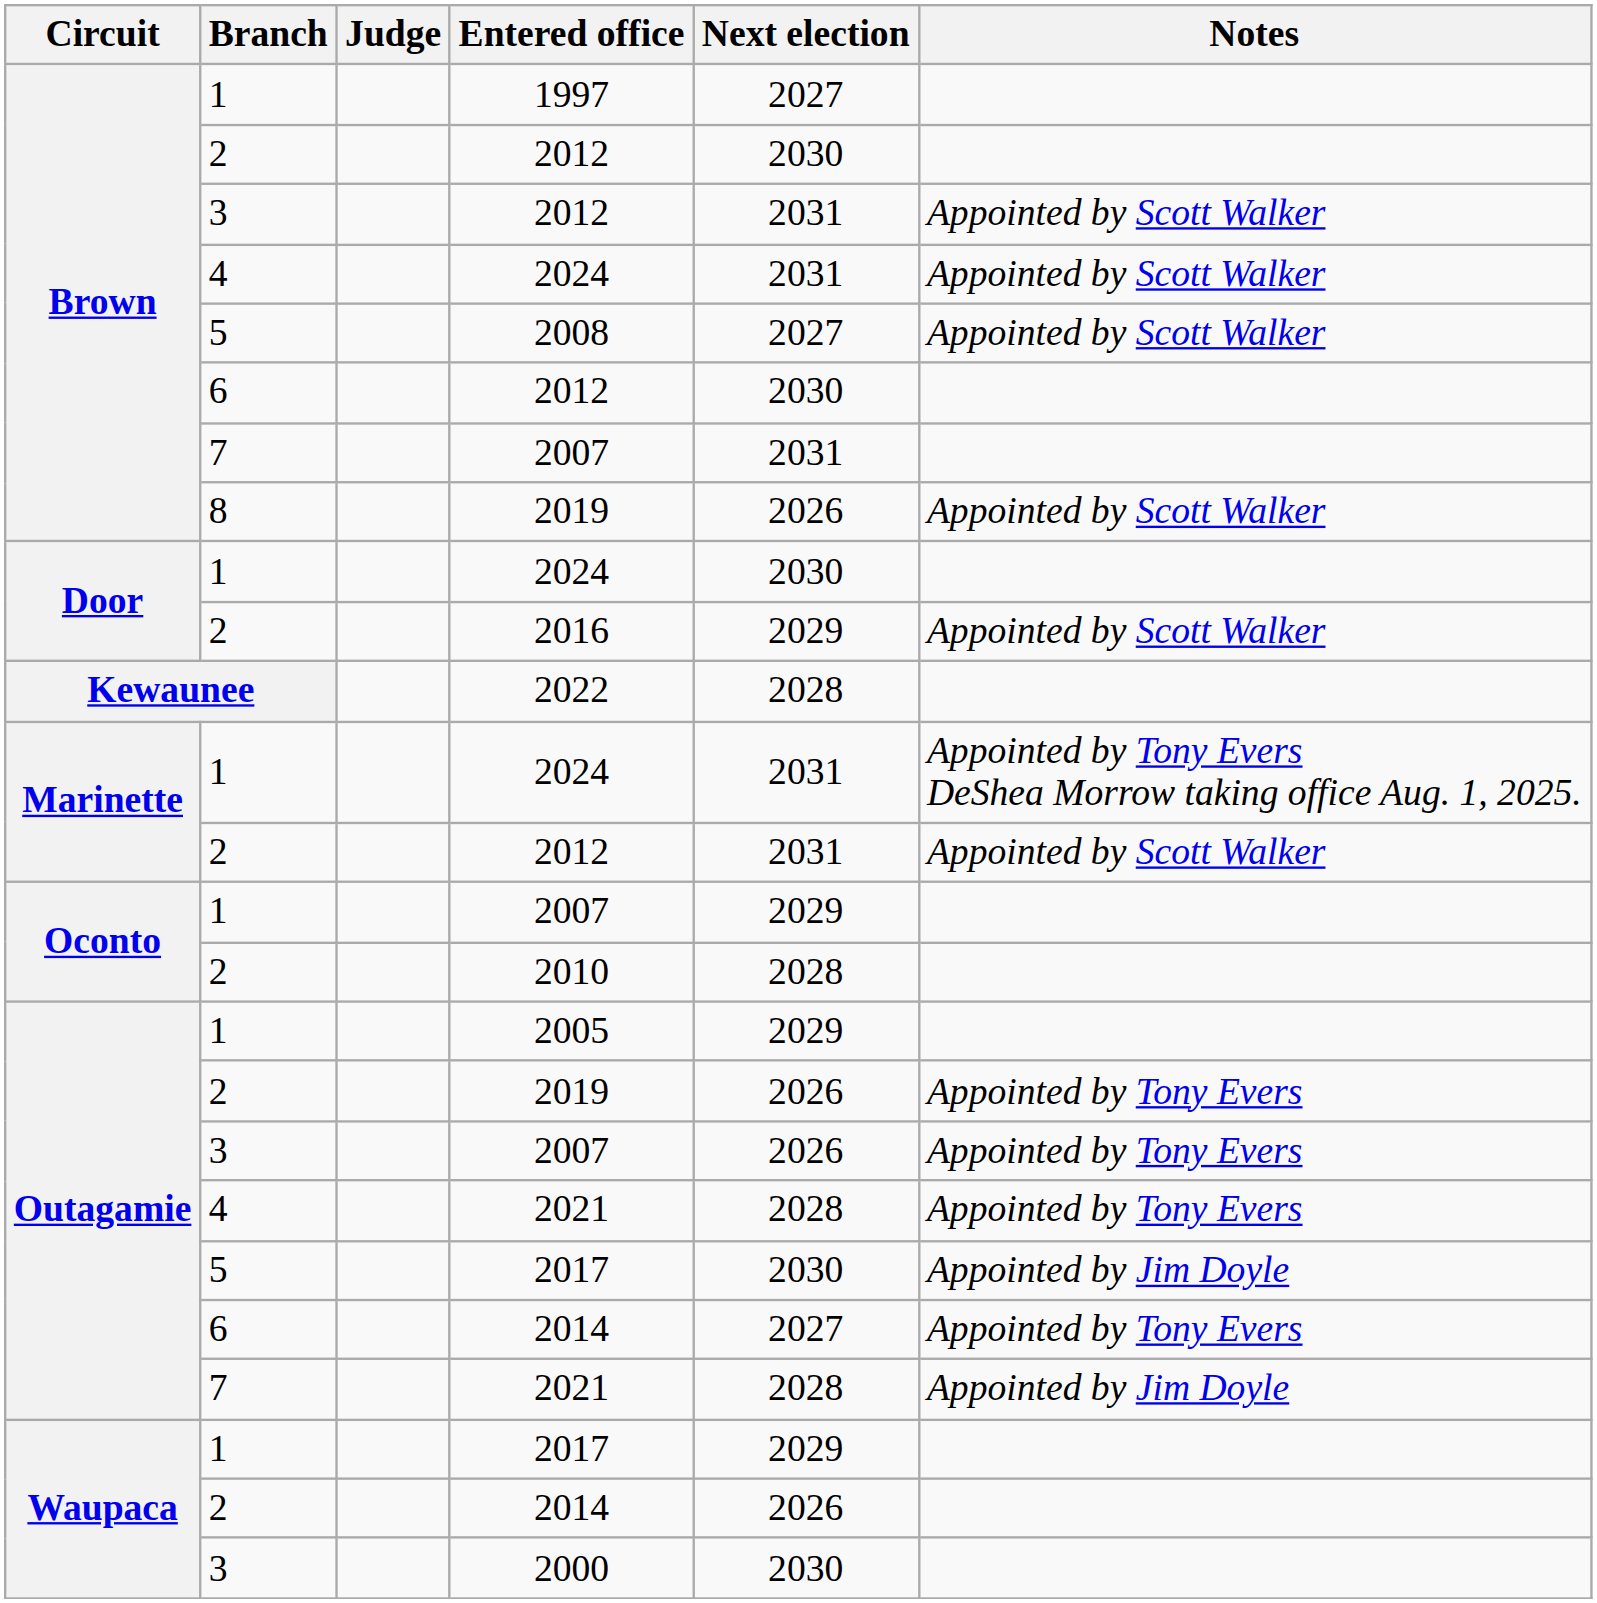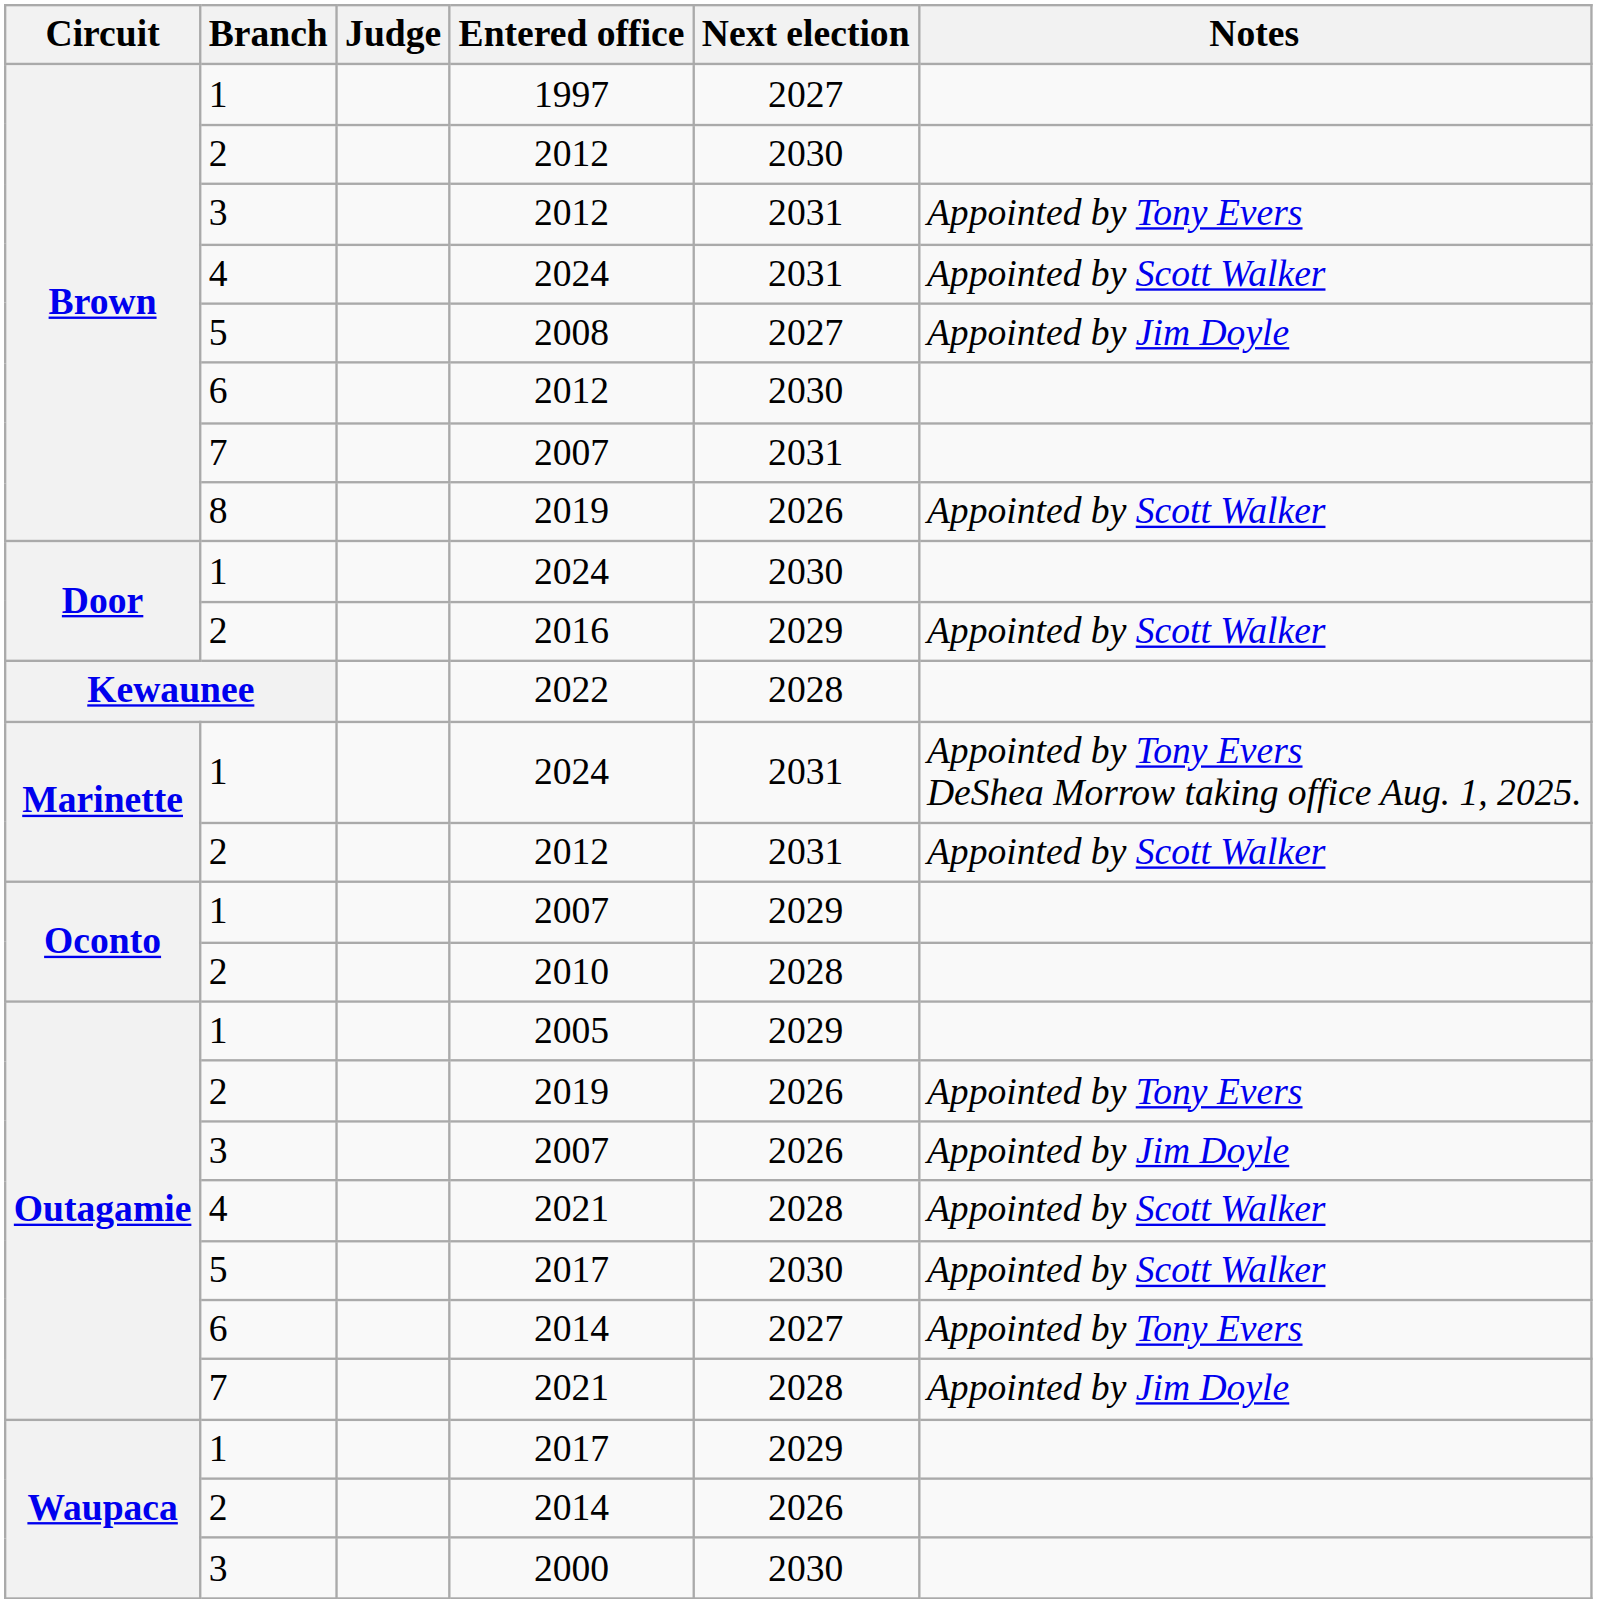(1126, 213) Appointed by Scott Walker -> (1115, 213) Appointed by Tony Evers
(1126, 332) Appointed by Scott Walker -> (1108, 332) Appointed by Jim Doyle
(1115, 1149) Appointed by Tony Evers -> (1108, 1149) Appointed by Jim Doyle
(1115, 1209) Appointed by Tony Evers -> (1126, 1209) Appointed by Scott Walker
(1108, 1269) Appointed by Jim Doyle -> (1126, 1269) Appointed by Scott Walker
